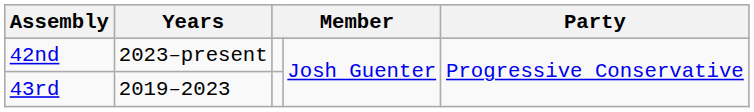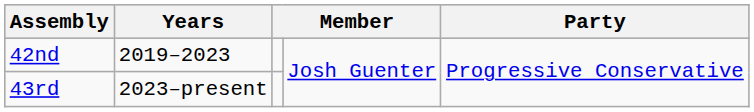(193, 55) 2023–present -> (175, 55) 2019–2023
(175, 89) 2019–2023 -> (193, 89) 2023–present
